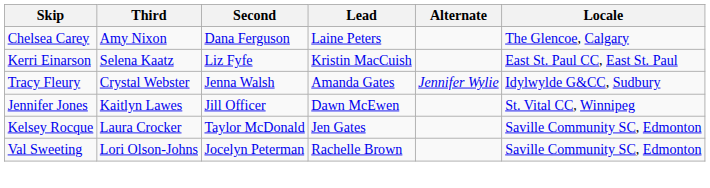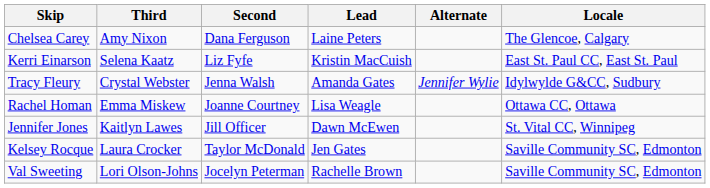+ row: (50, 104)
